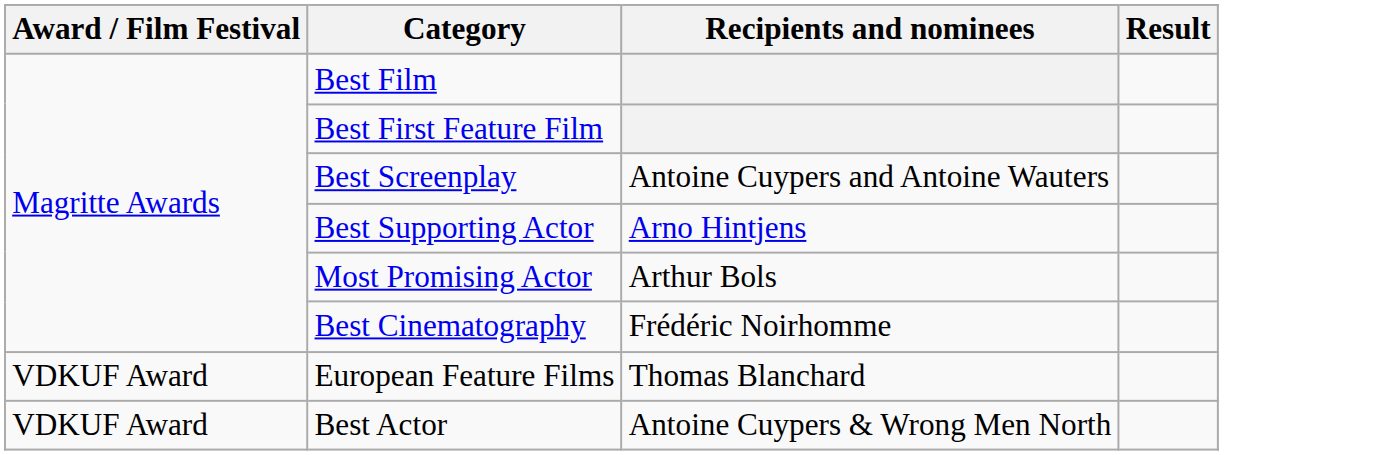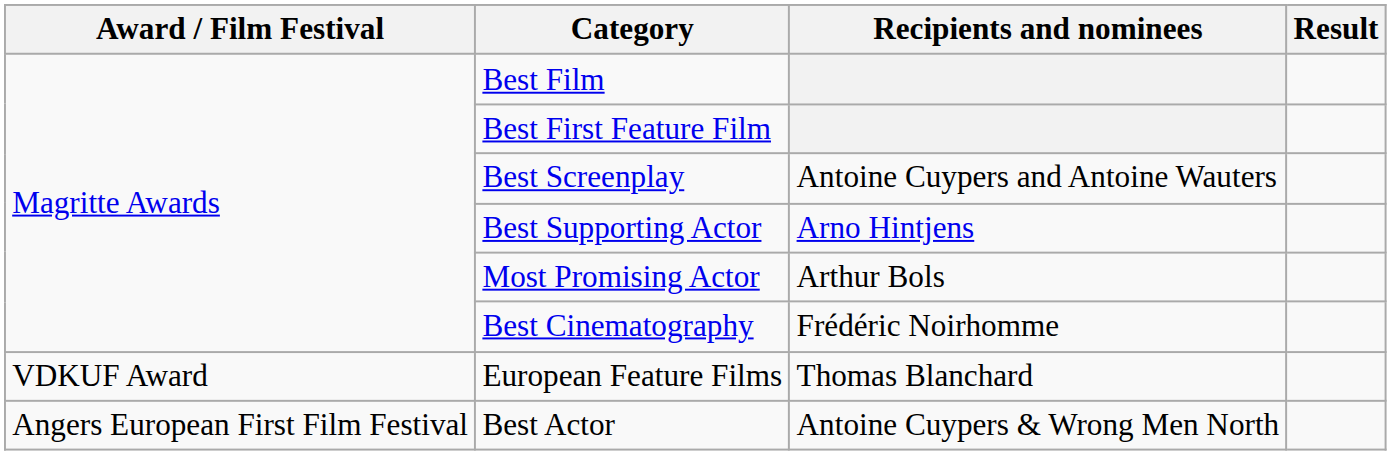(110, 425) VDKUF Award -> (240, 425) Angers European First Film Festival
